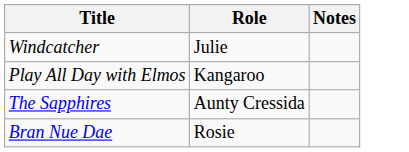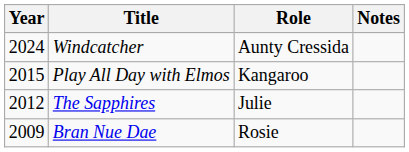+ column: (27, 18)
(211, 47) Julie -> (293, 47) Aunty Cressida
(249, 103) Aunty Cressida -> (255, 103) Julie
